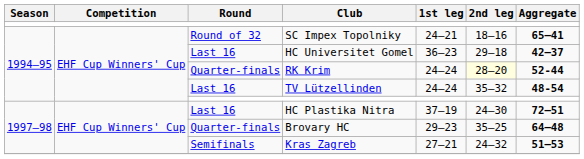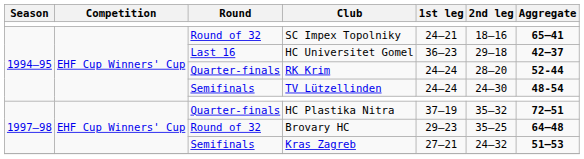(491, 70) lightyellow background -> (491, 70) no background
(213, 88) Last 16 -> (222, 88) Semifinals
(491, 88) 35–32 -> (491, 88) 24–30
(213, 110) Last 16 -> (235, 110) Quarter-finals
(491, 110) 24–30 -> (491, 110) 35–32
(235, 127) Quarter-finals -> (226, 127) Round of 32
